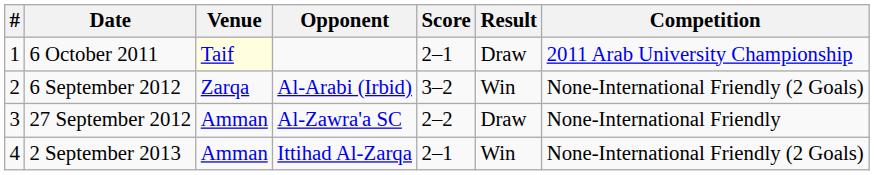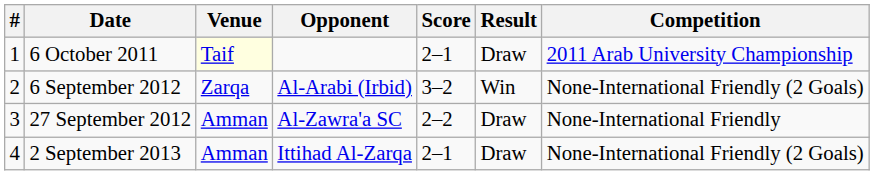(498, 152) Win -> (504, 152) Draw
